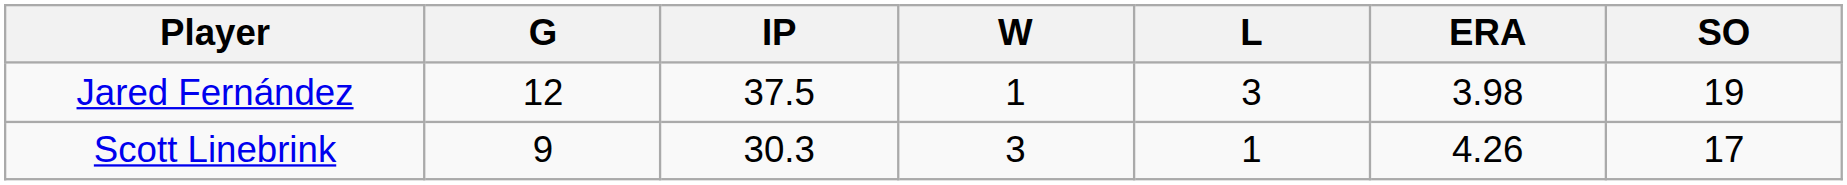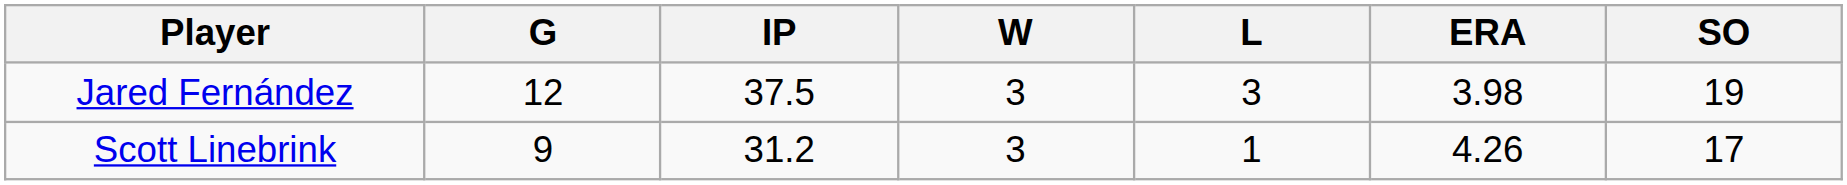(1015, 91) 1 -> (1015, 91) 3
(779, 149) 30.3 -> (779, 149) 31.2
